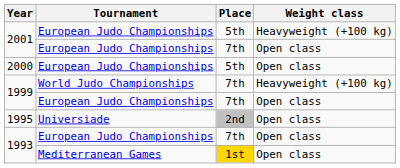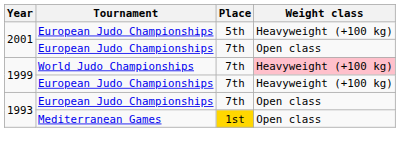- row: (20, 66)
(324, 84) no background -> (324, 66) pink background
(289, 101) Open class -> (324, 84) Heavyweight (+100 kg)
- row: (20, 119)
